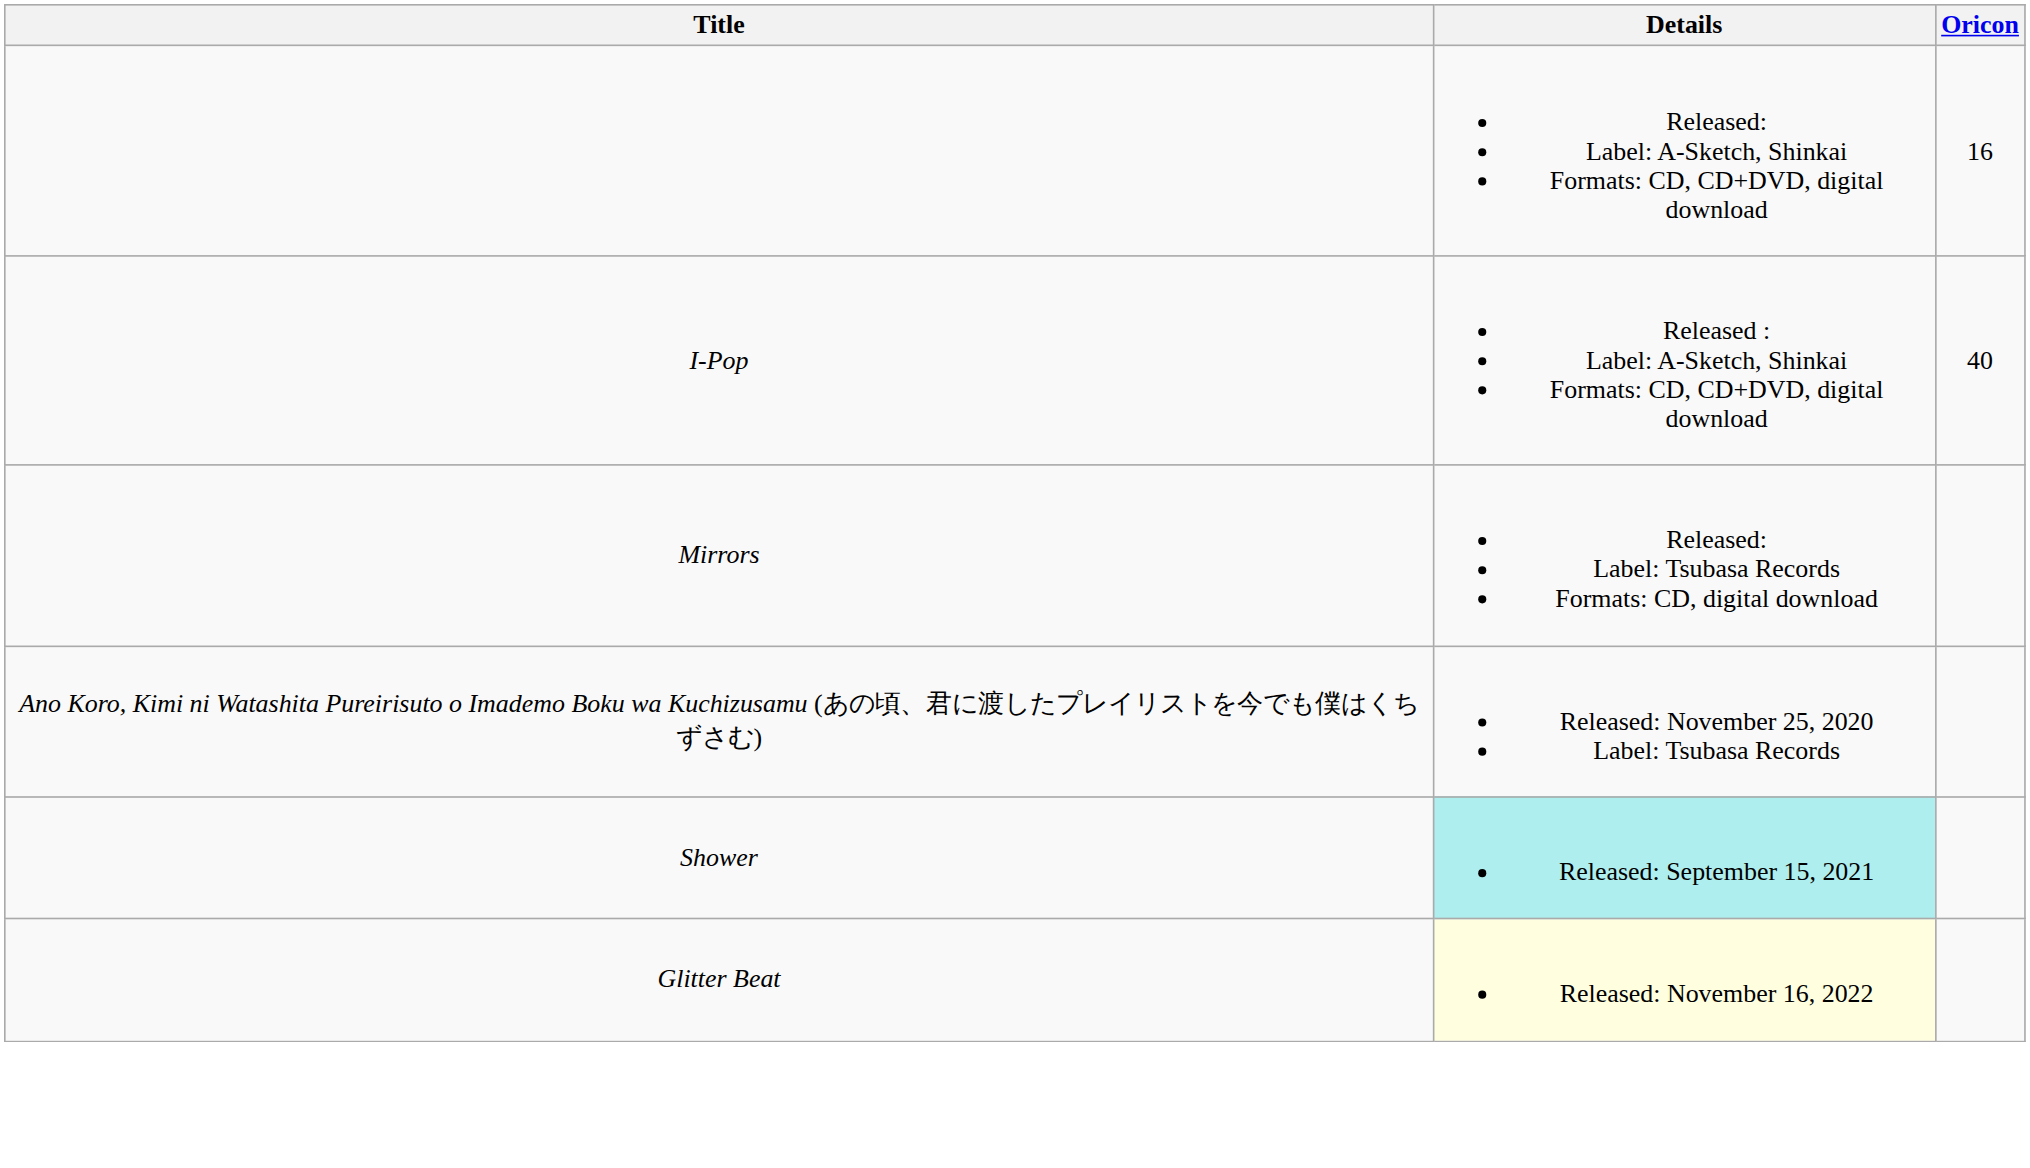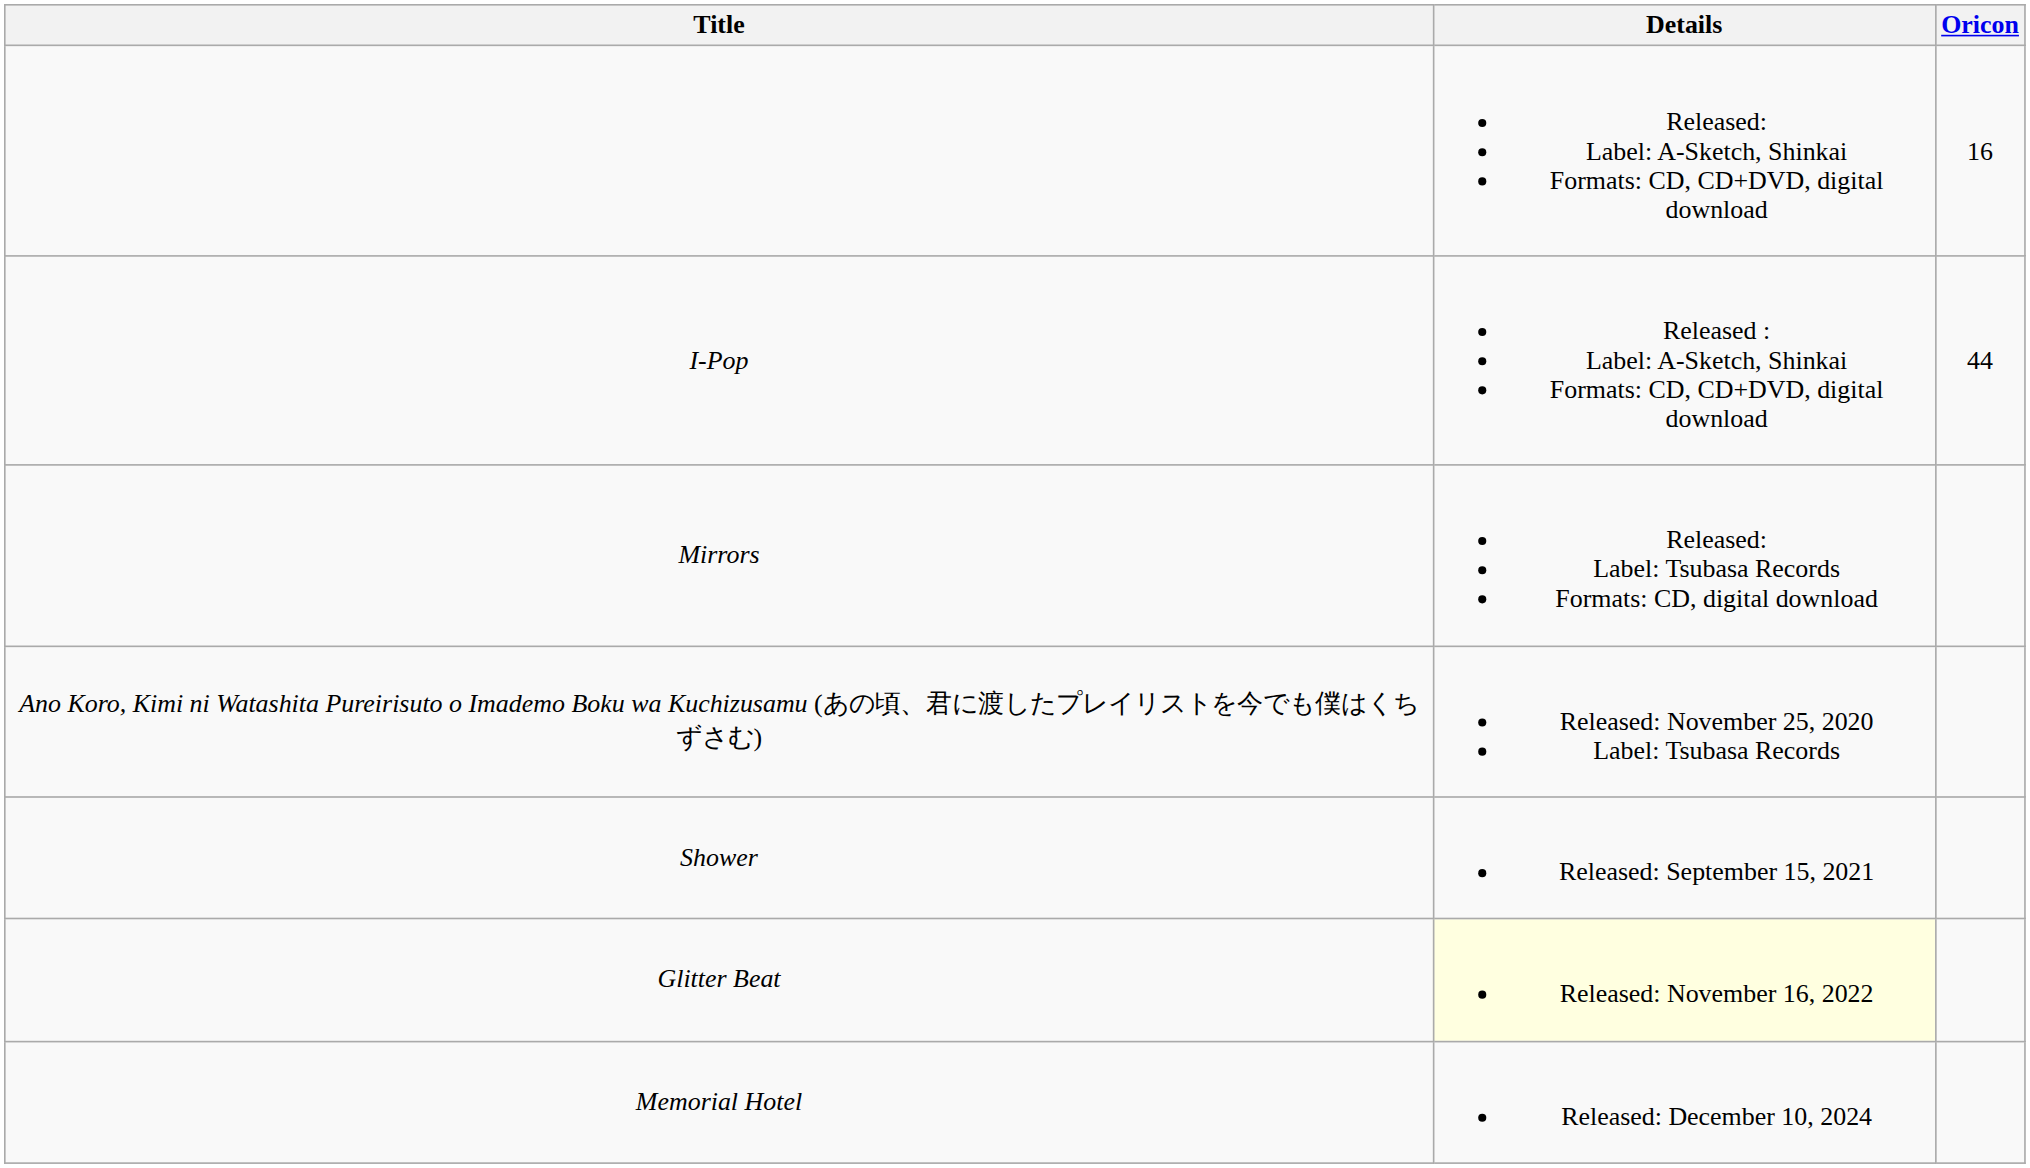(1980, 359) 40 -> (1980, 359) 44
(1684, 872) paleturquoise background -> (1684, 872) no background
+ row: (719, 1101)
